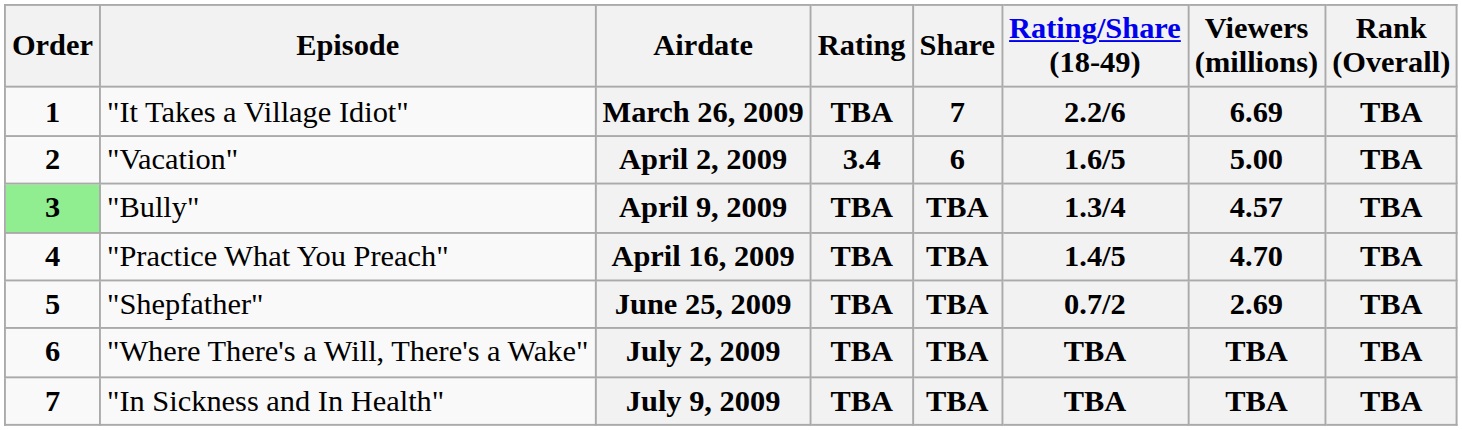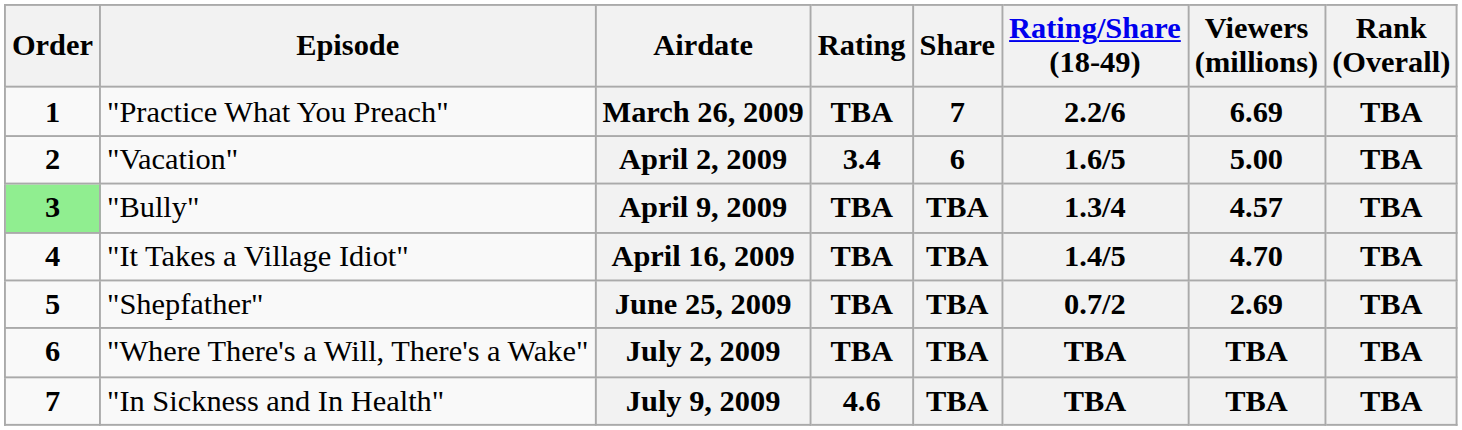(258, 111) "It Takes a Village Idiot" -> (278, 111) "Practice What You Preach"
(278, 255) "Practice What You Preach" -> (258, 255) "It Takes a Village Idiot"
(862, 400) TBA -> (862, 400) 4.6
